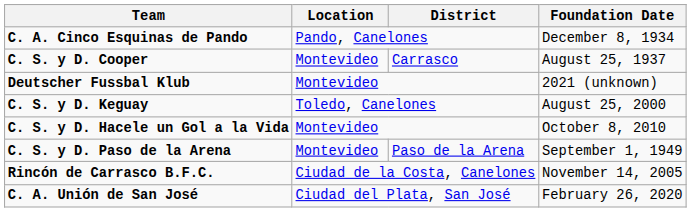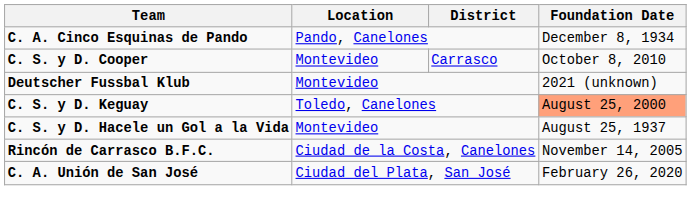(604, 61) August 25, 1937 -> (604, 61) October 8, 2010
(604, 106) no background -> (604, 106) lightsalmon background
(604, 128) October 8, 2010 -> (604, 128) August 25, 1937
- row: (119, 151)
